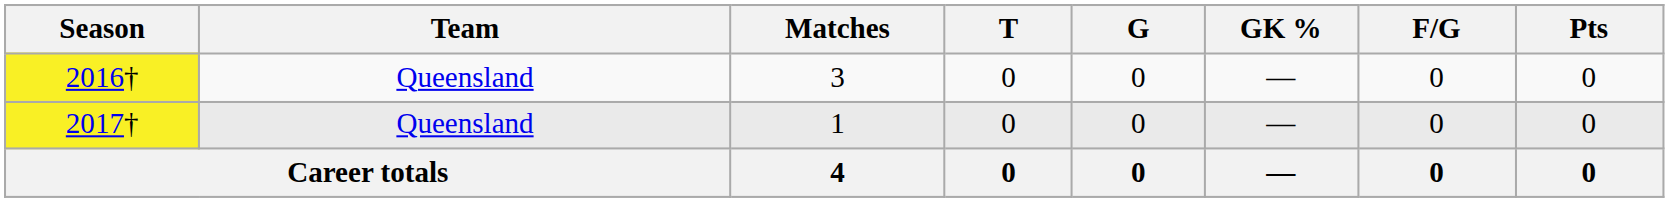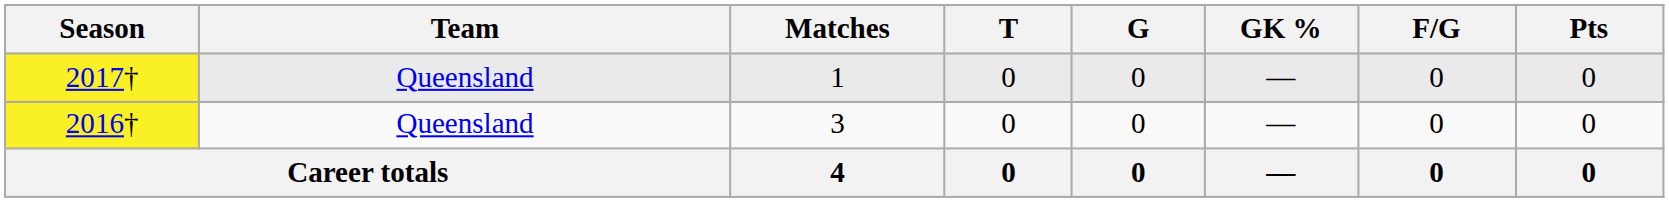rows swapped: (102, 76) <-> (102, 124)
